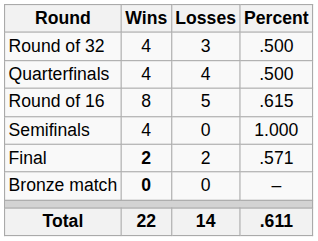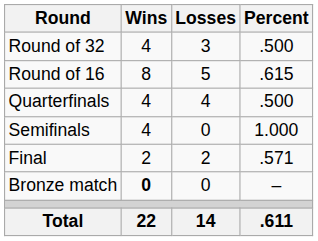rows swapped: (57, 102) <-> (59, 74)
(146, 158) bold -> (146, 158) normal
